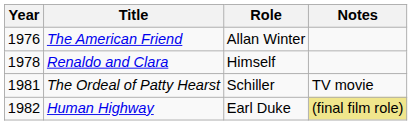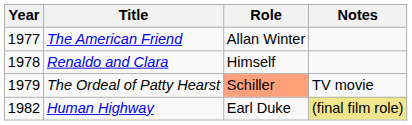(24, 39) 1976 -> (24, 39) 1977
(24, 85) 1981 -> (24, 85) 1979
(251, 85) no background -> (251, 85) lightsalmon background
